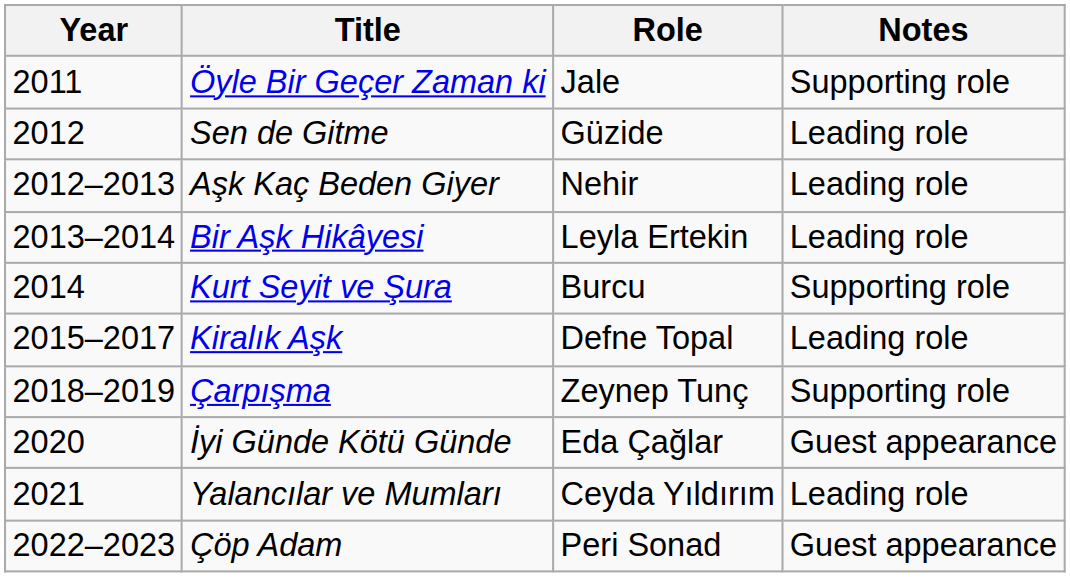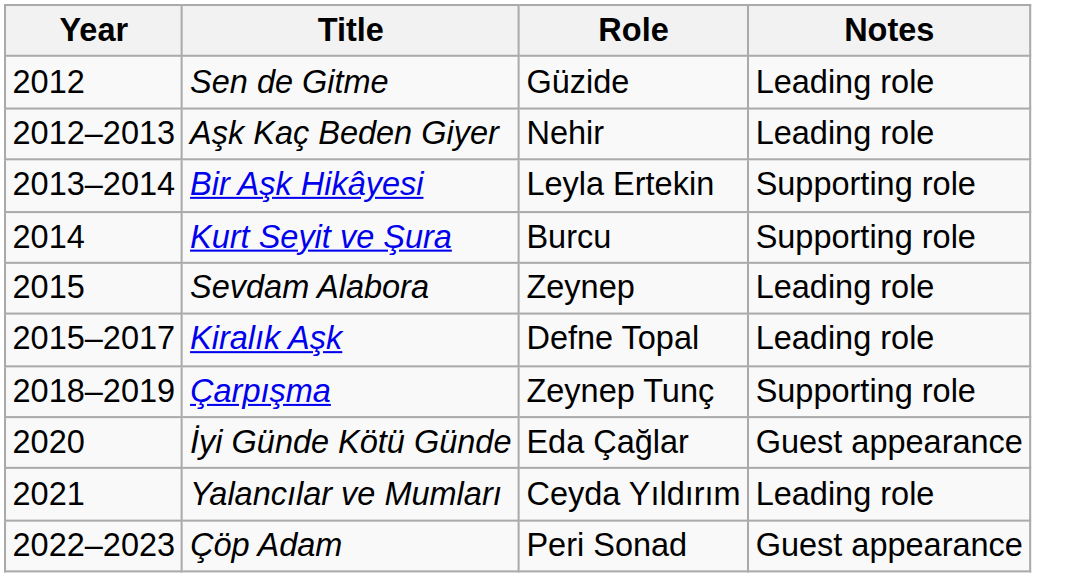- row: (368, 81)
(879, 236) Leading role -> (866, 184) Supporting role
+ row: (310, 287)
